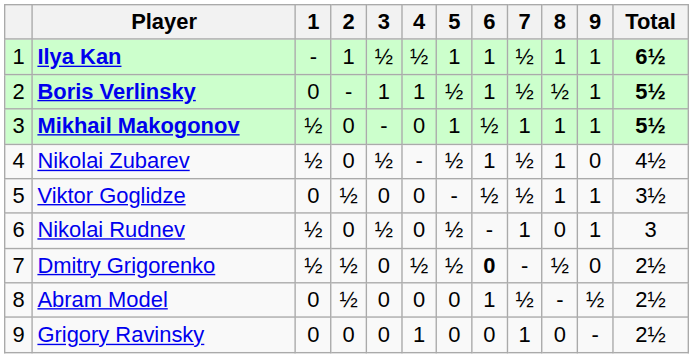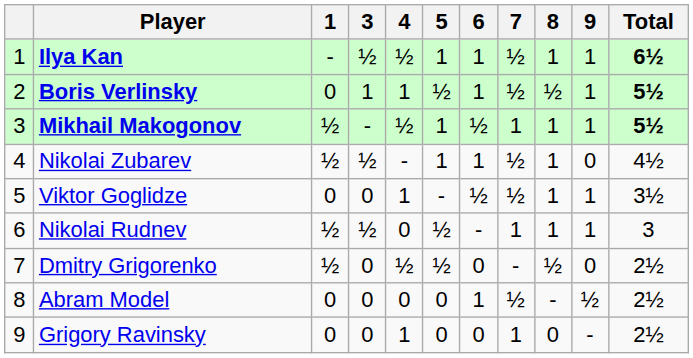- column: (349, 21)
(419, 126) 0 -> (404, 126) ½
(454, 160) ½ -> (442, 160) 1
(419, 195) 0 -> (404, 195) 1
(560, 230) 0 -> (553, 230) 1
(489, 265) bold -> (479, 265) normal
